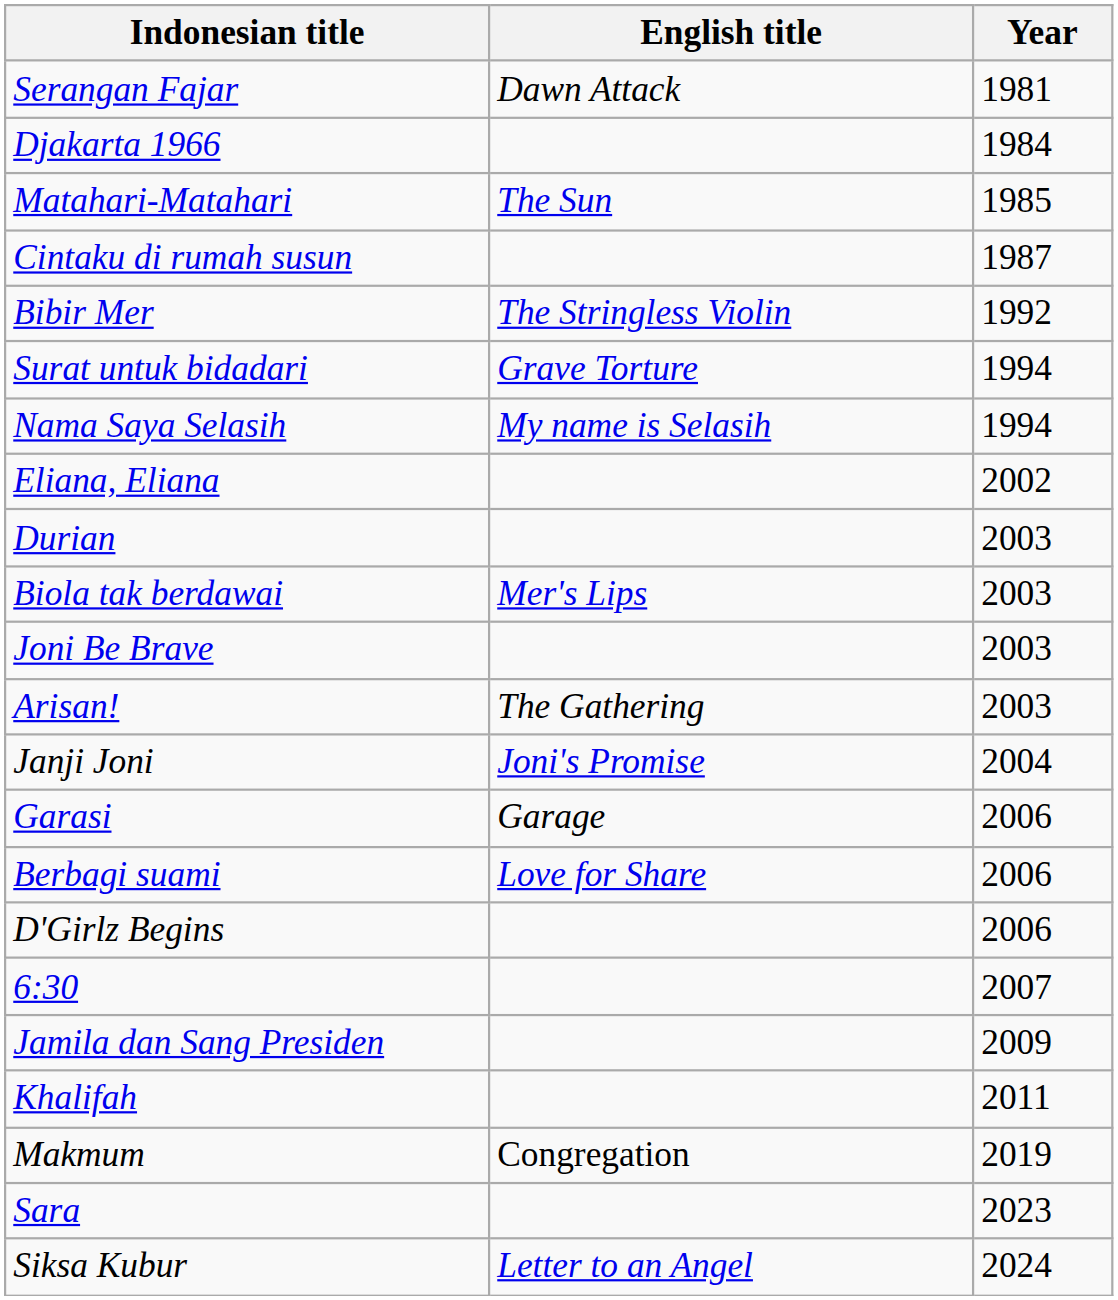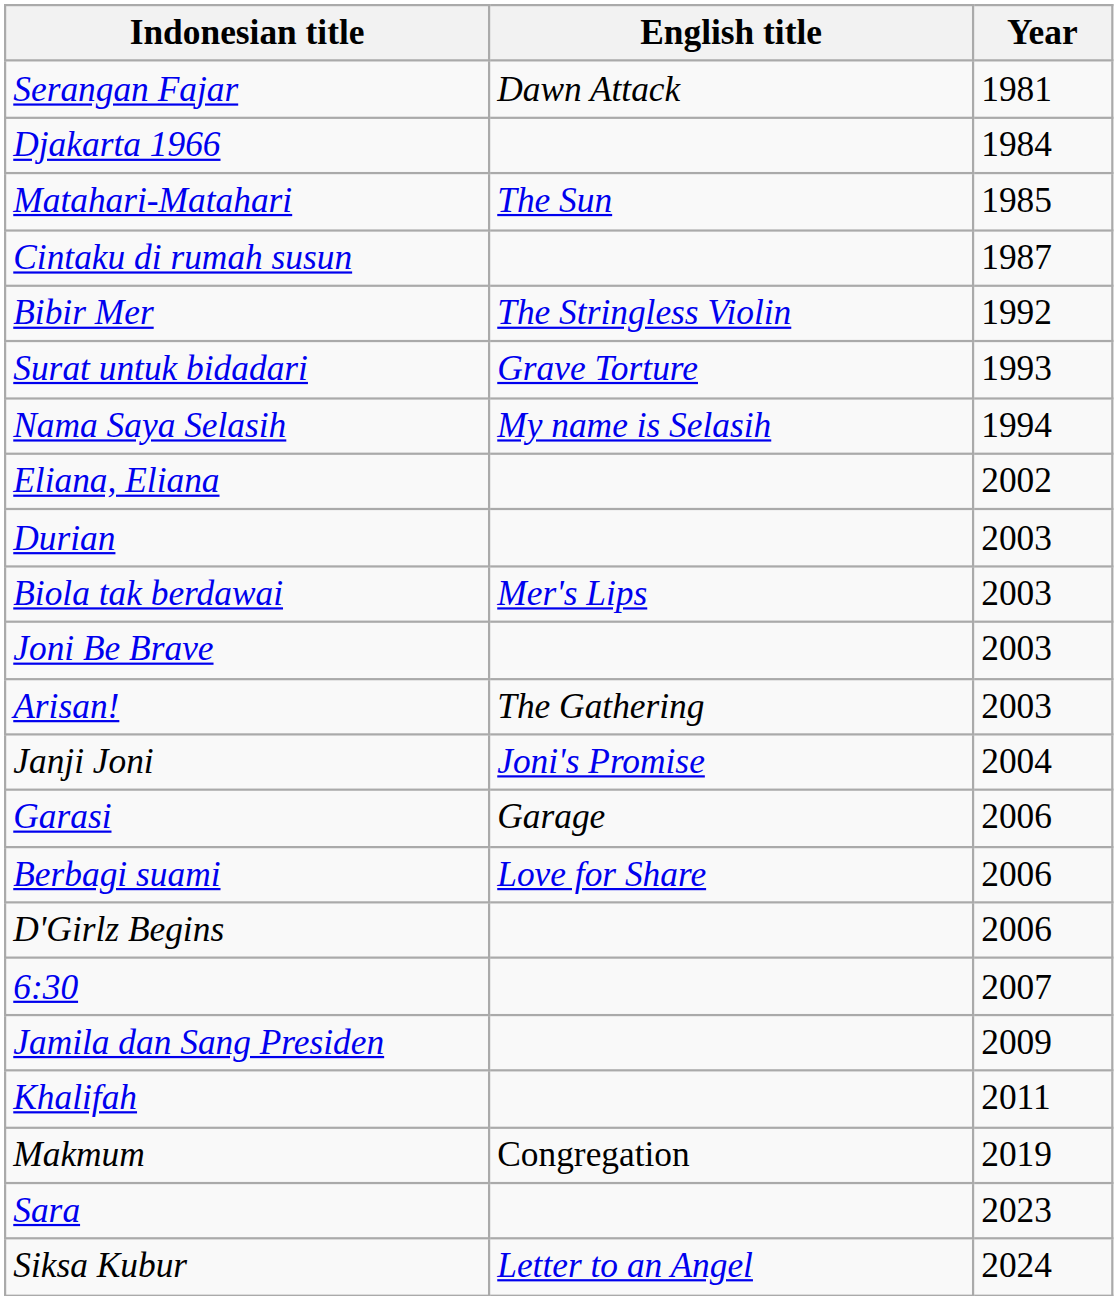(1017, 369) 1994 -> (1017, 369) 1993
